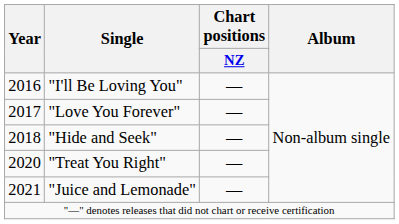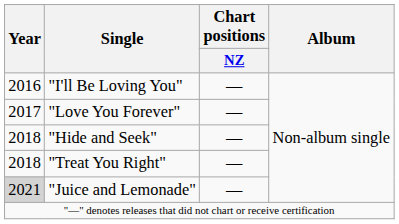(25, 163) 2020 -> (25, 163) 2018
(25, 189) no background -> (25, 189) lightgrey background
